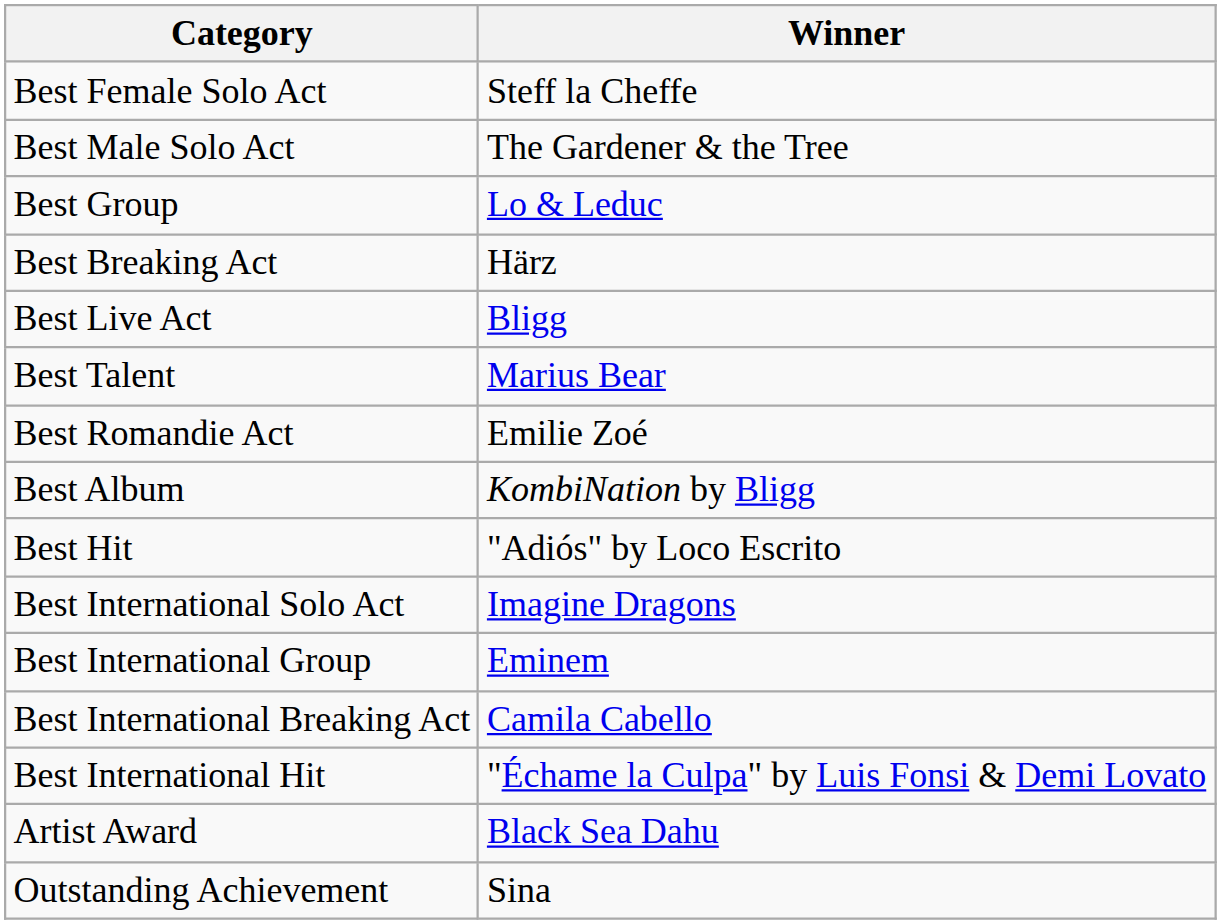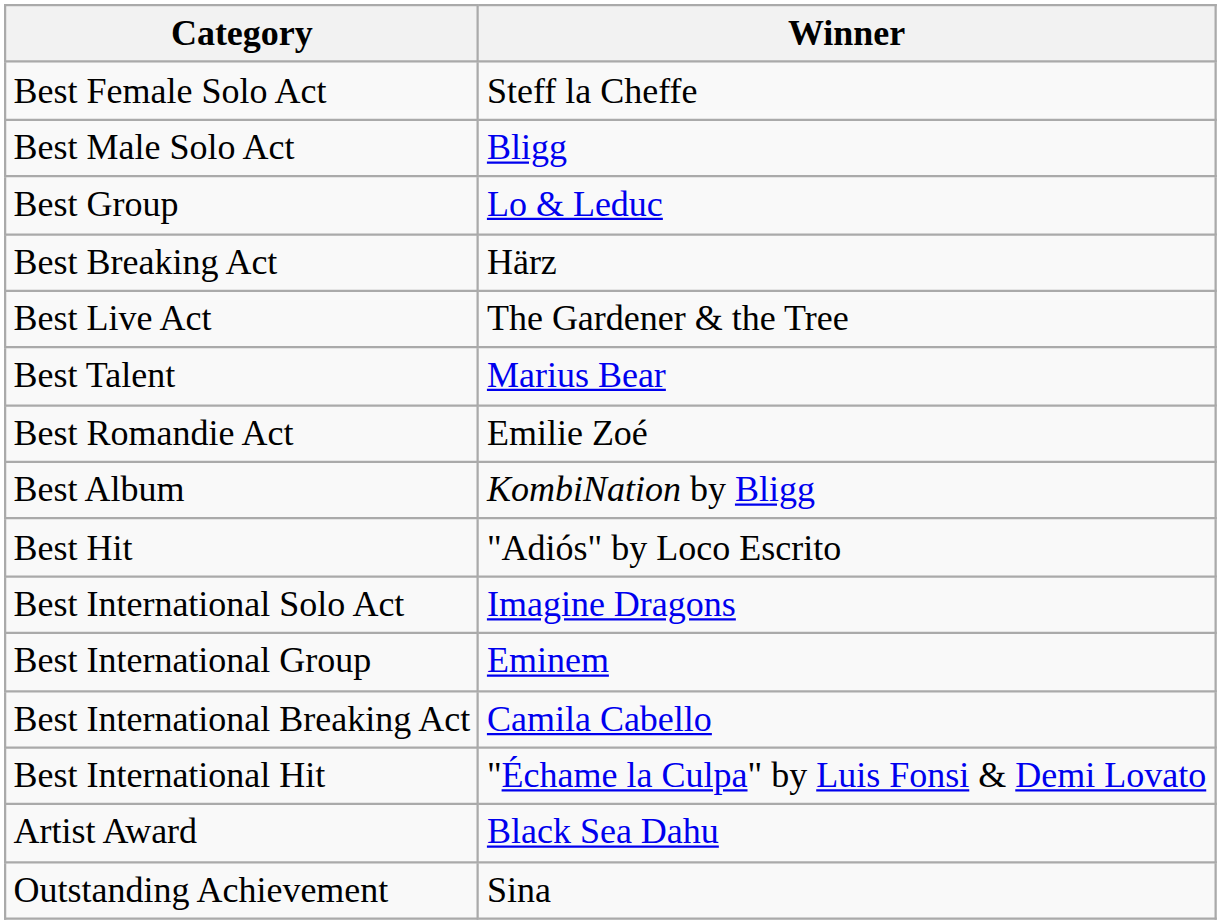(668, 147) The Gardener & the Tree -> (527, 147) Bligg
(527, 318) Bligg -> (668, 318) The Gardener & the Tree
